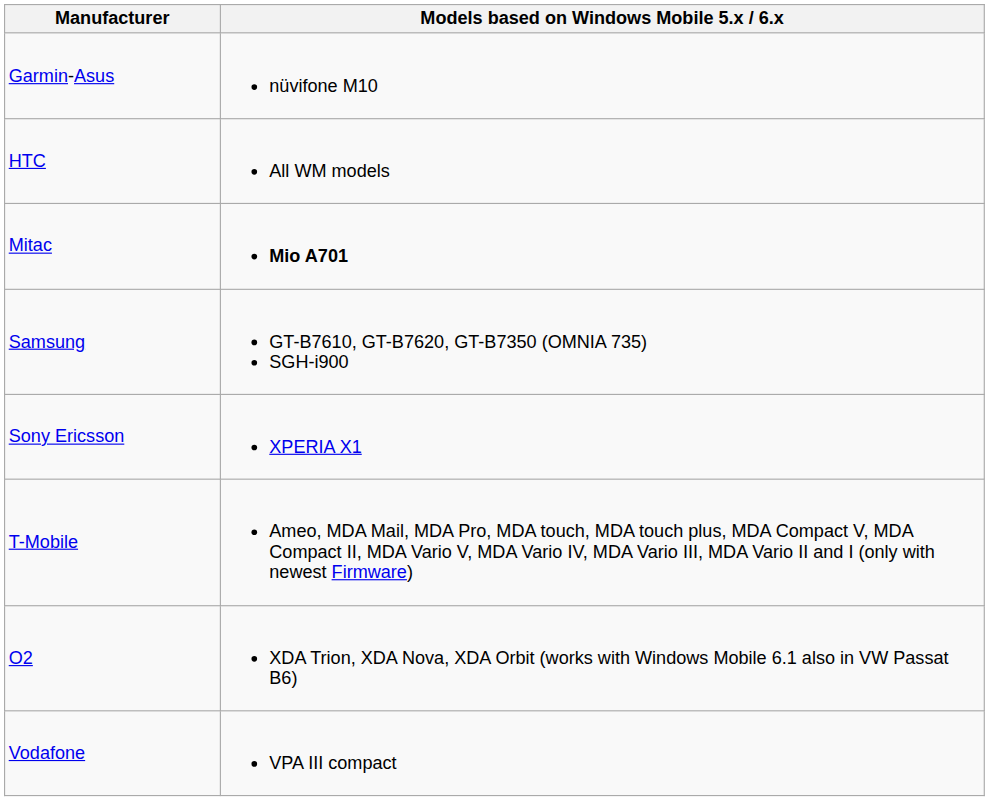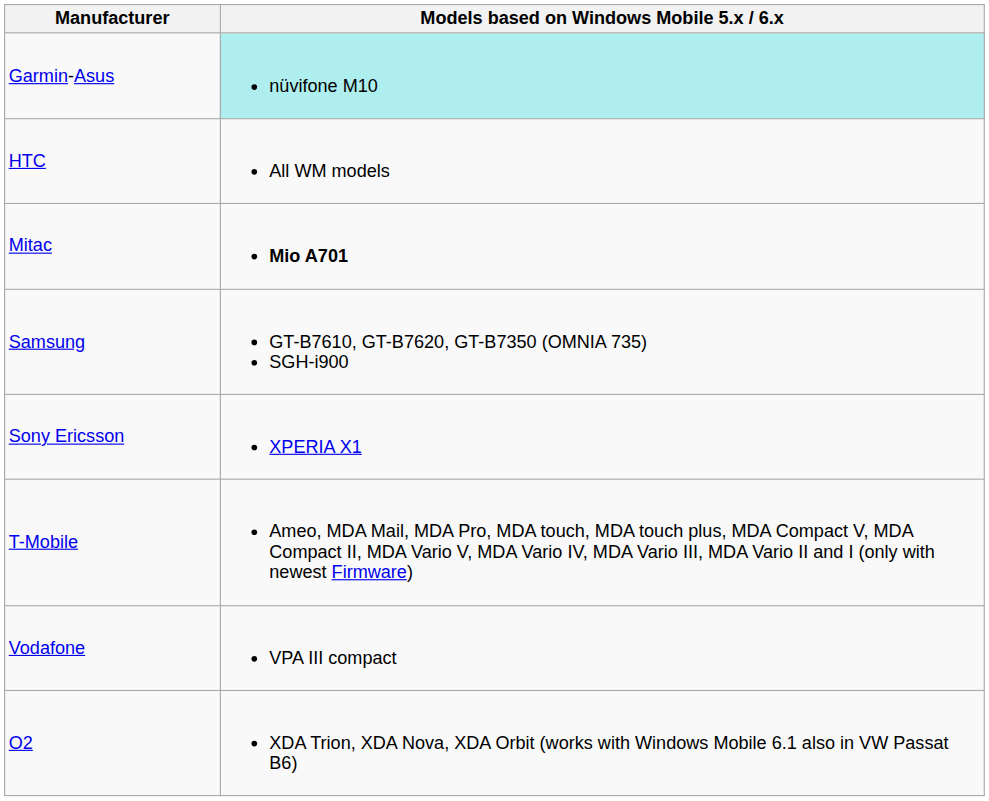(602, 86) no background -> (602, 86) paleturquoise background
rows swapped: (21, 657) <-> (47, 753)
